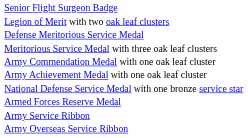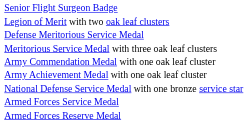+ row: (62, 102)
- row: (47, 115)
- row: (66, 129)
